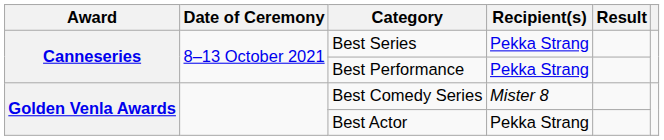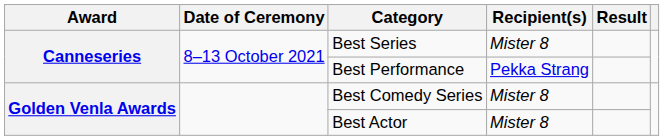(540, 43) Pekka Strang -> (519, 43) Mister 8
(540, 122) Pekka Strang -> (519, 122) Mister 8
